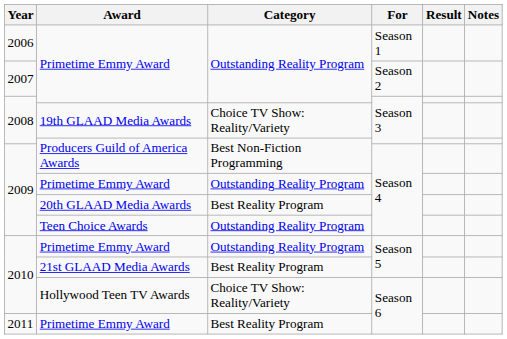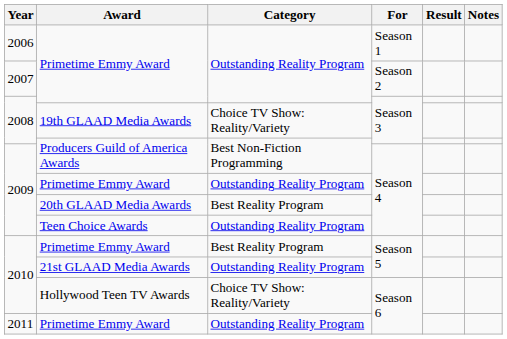(287, 246) Outstanding Reality Program -> (267, 246) Best Reality Program
(267, 267) Best Reality Program -> (287, 267) Outstanding Reality Program
(267, 323) Best Reality Program -> (287, 323) Outstanding Reality Program
